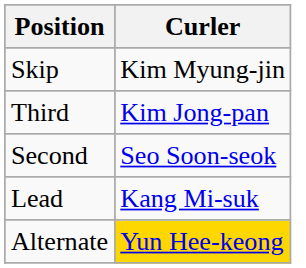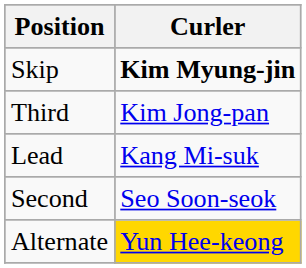(203, 69) normal -> (208, 69) bold
rows swapped: (49, 155) <-> (37, 198)
